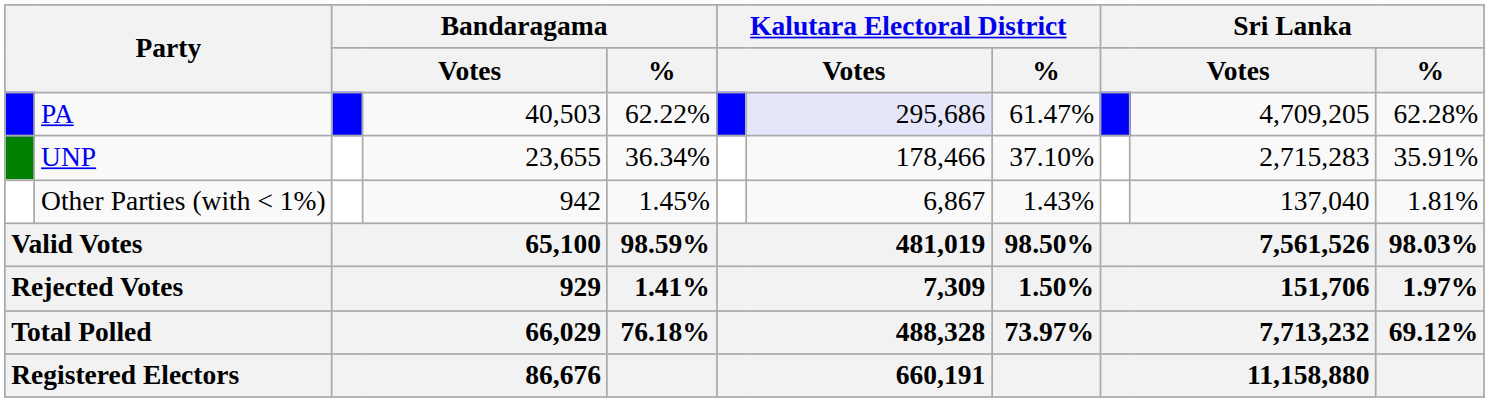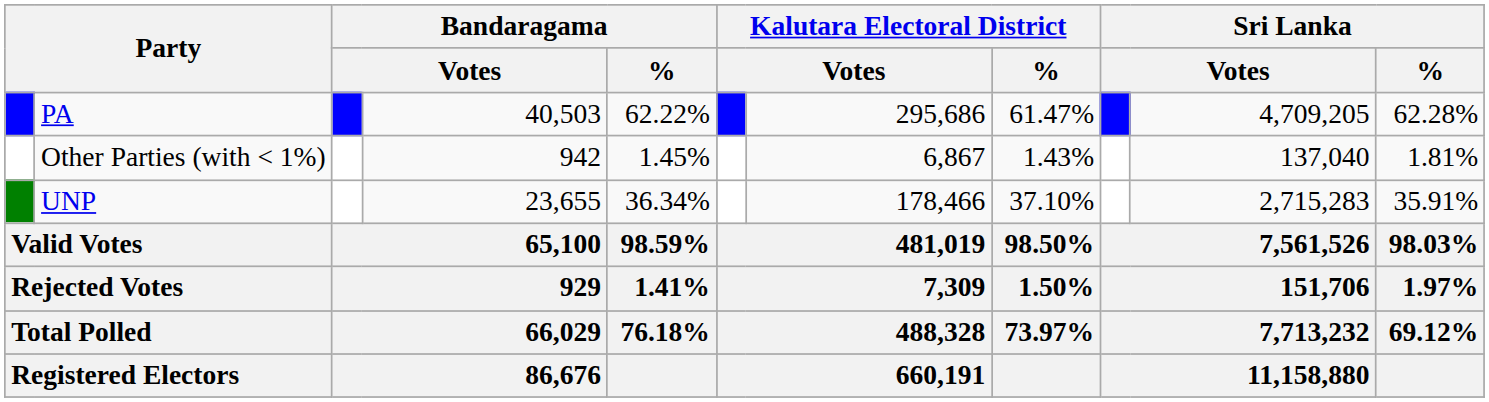(941, 113) lavender background -> (941, 113) no background
rows swapped: (69, 157) <-> (183, 200)
